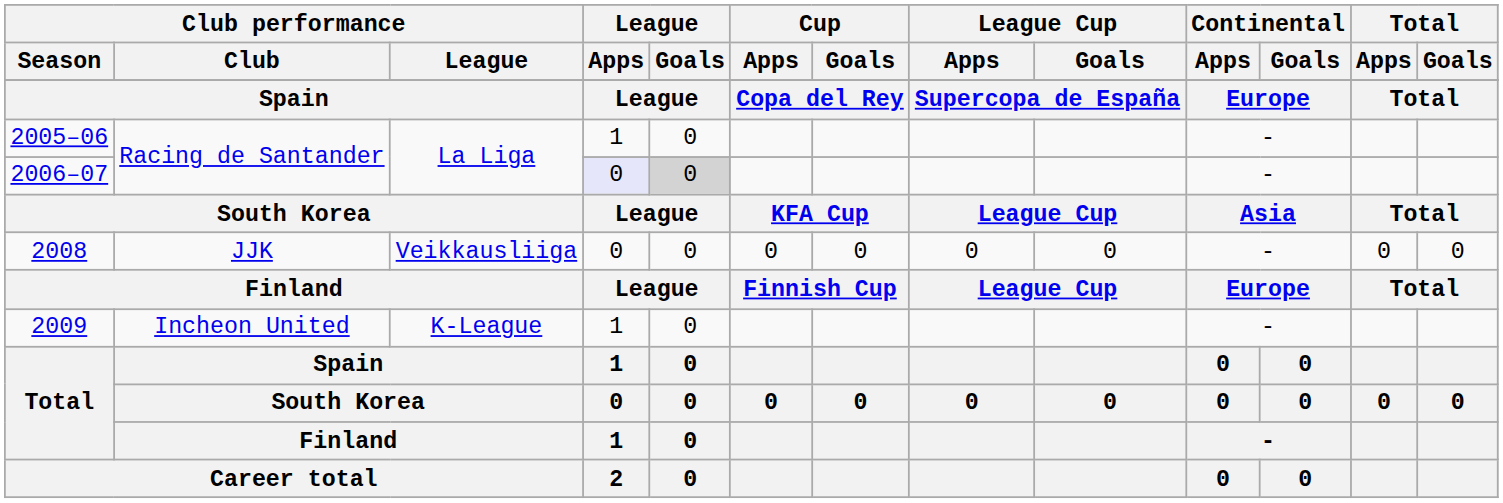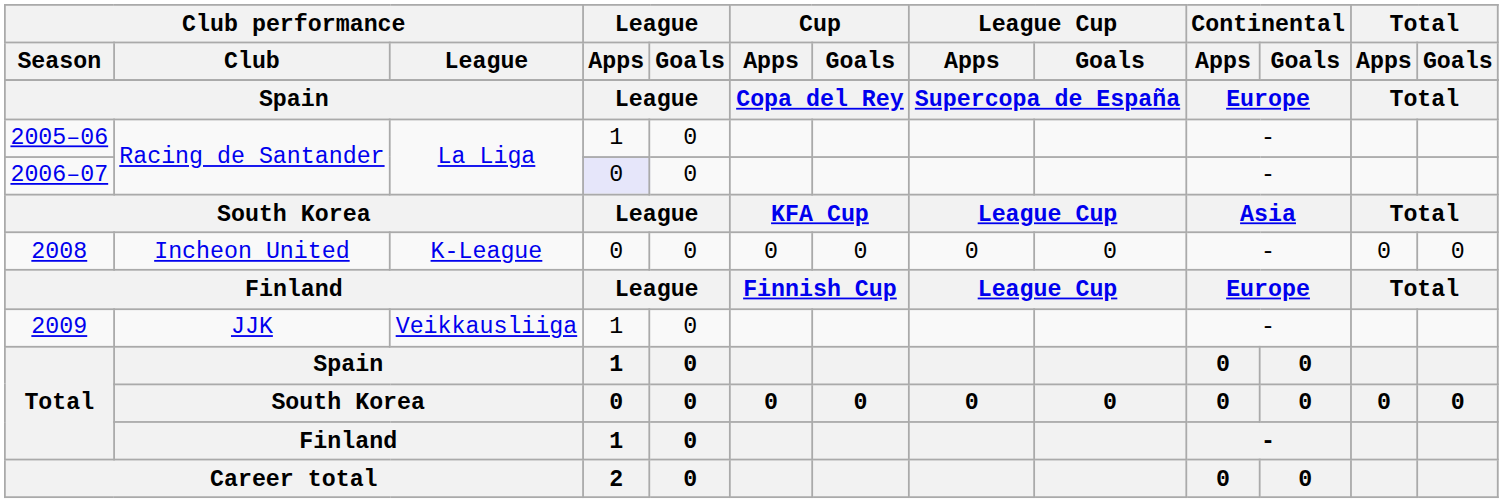(690, 176) lightgrey background -> (690, 176) no background
(252, 251) JJK -> (252, 251) Incheon United
(486, 251) Veikkausliiga -> (486, 251) K-League
(252, 327) Incheon United -> (252, 327) JJK
(486, 327) K-League -> (486, 327) Veikkausliiga
